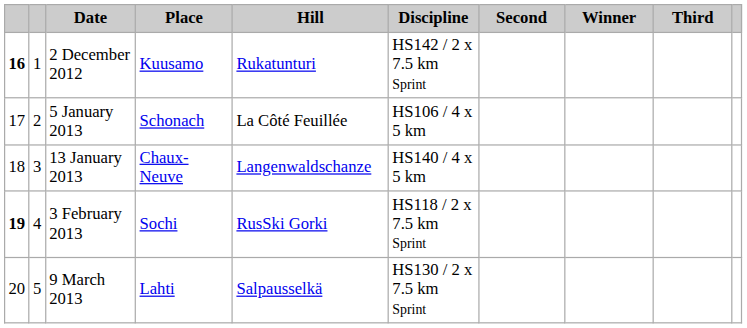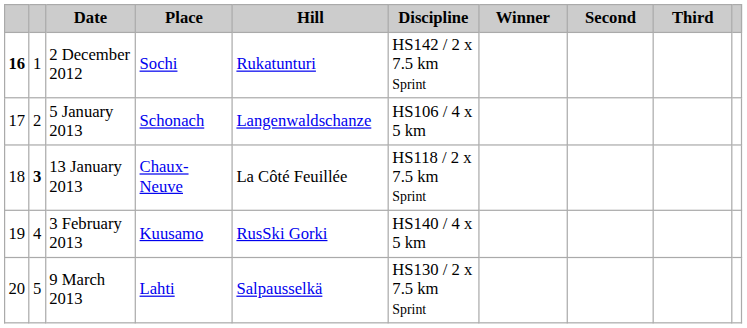columns swapped: (609, 17) <-> (521, 17)
(171, 64) Kuusamo -> (159, 64) Sochi
(292, 120) La Côté Feuillée -> (304, 120) Langenwaldschanze
(37, 167) normal -> (37, 176) bold
(304, 167) Langenwaldschanze -> (292, 176) La Côté Feuillée
(432, 167) HS140 / 4 x 5 km -> (432, 176) HS118 / 2 x 7.5 km Sprint
(17, 223) bold -> (17, 233) normal
(159, 223) Sochi -> (171, 233) Kuusamo
(432, 222) HS118 / 2 x 7.5 km Sprint -> (432, 233) HS140 / 4 x 5 km
